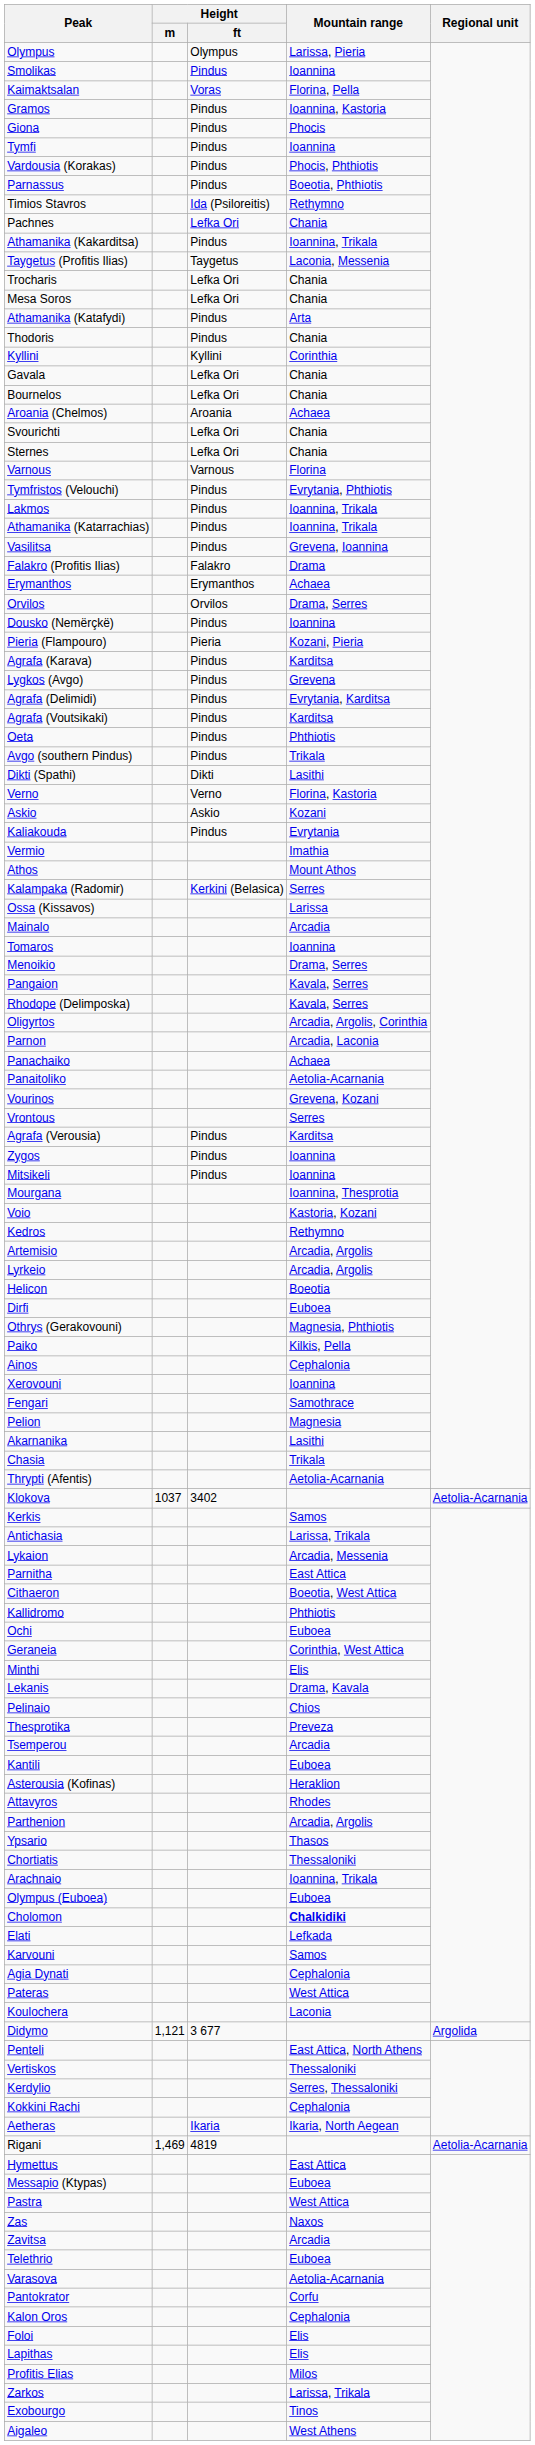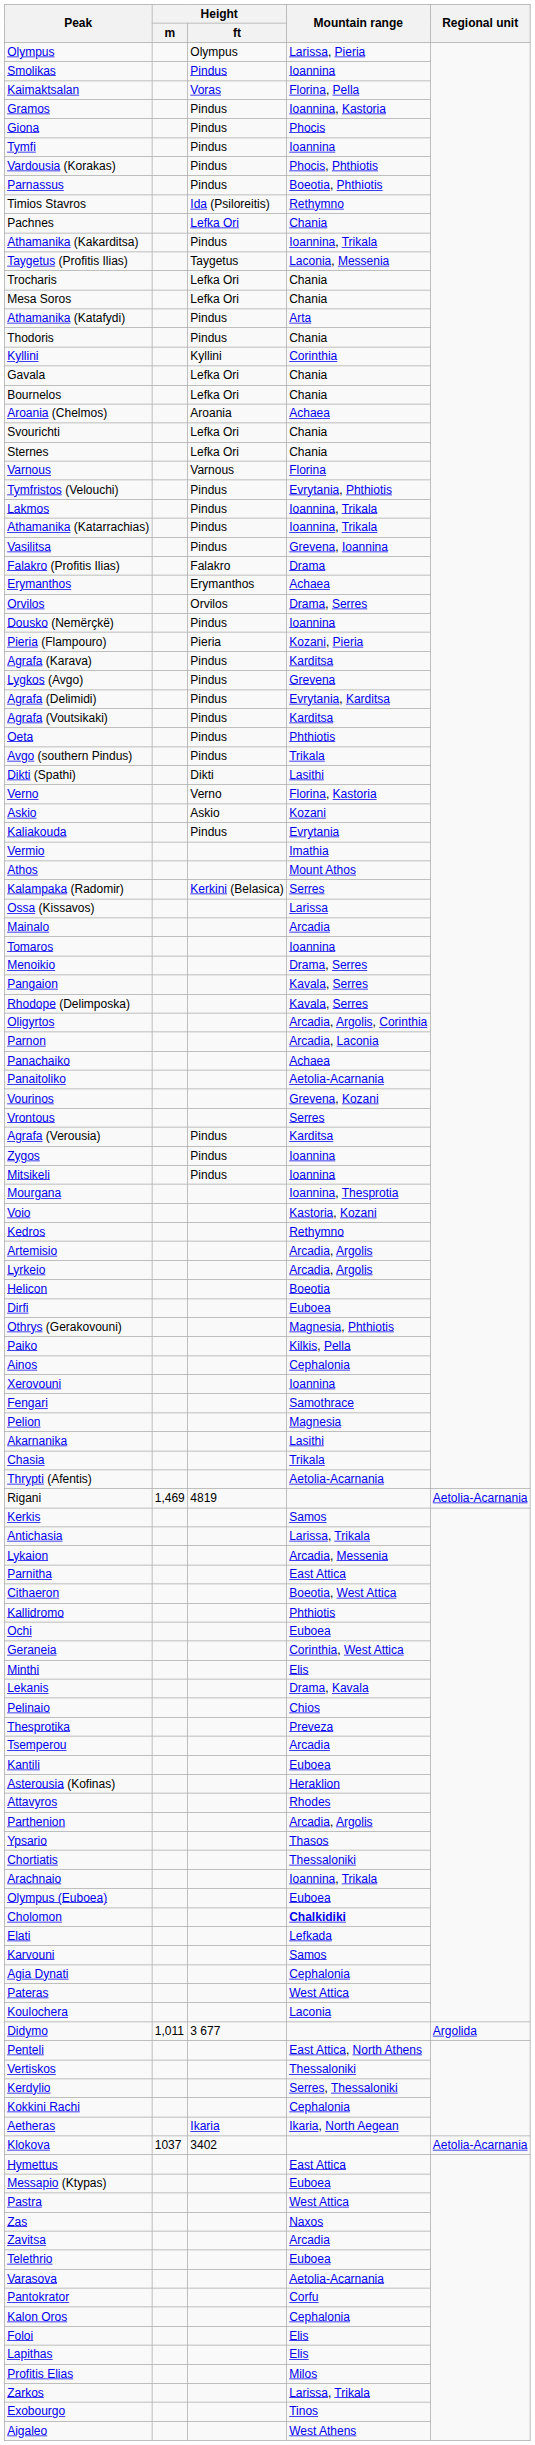rows swapped: (24, 2145) <-> (28, 1498)
(170, 2031) 1,121 -> (169, 2031) 1,011
